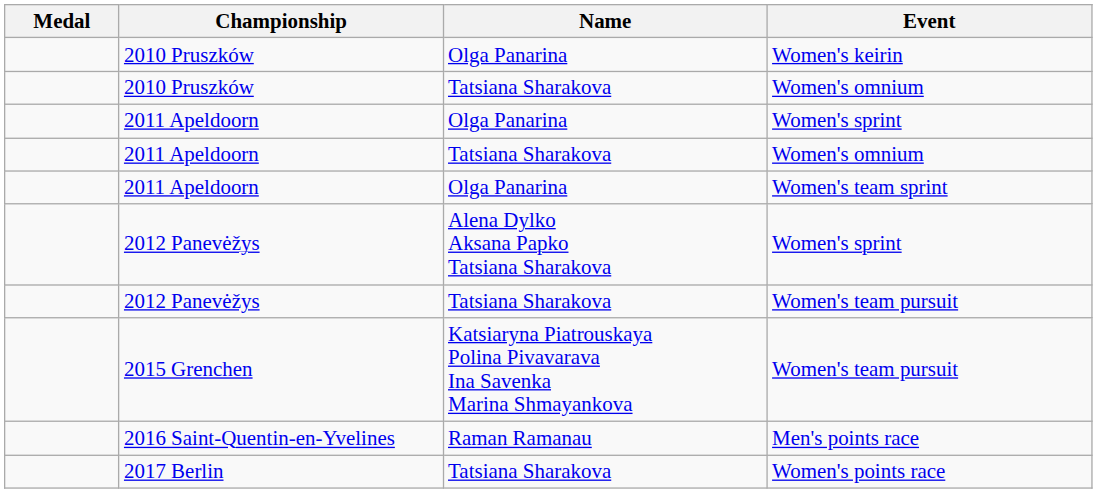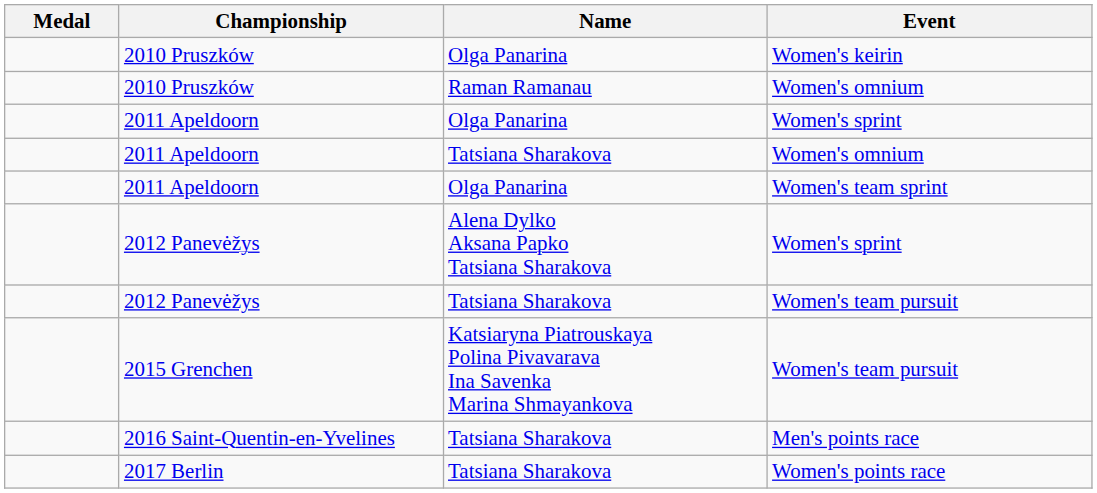(530, 87) Tatsiana Sharakova -> (520, 87) Raman Ramanau
(520, 438) Raman Ramanau -> (530, 438) Tatsiana Sharakova
